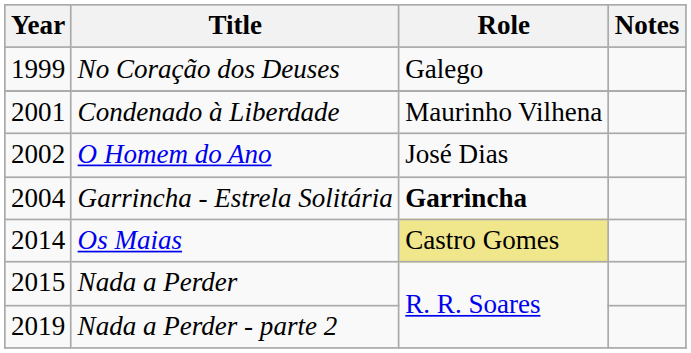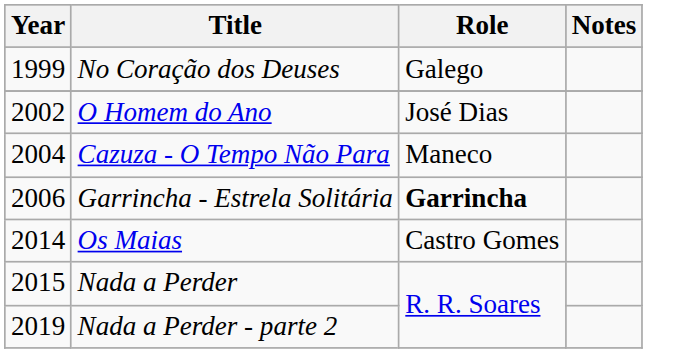- row: (209, 111)
+ row: (234, 154)
(38, 197) 2004 -> (38, 197) 2006
(482, 240) khaki background -> (482, 240) no background
